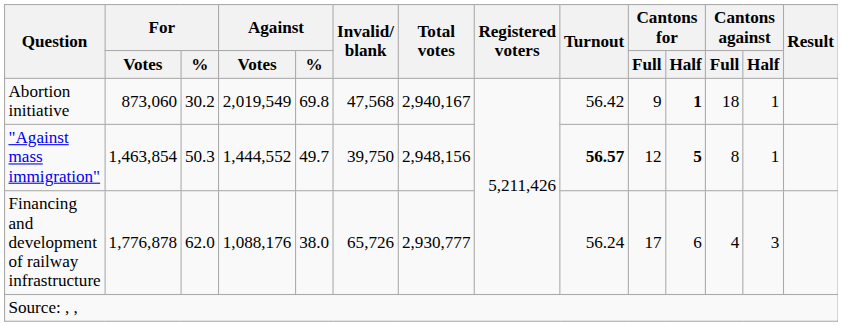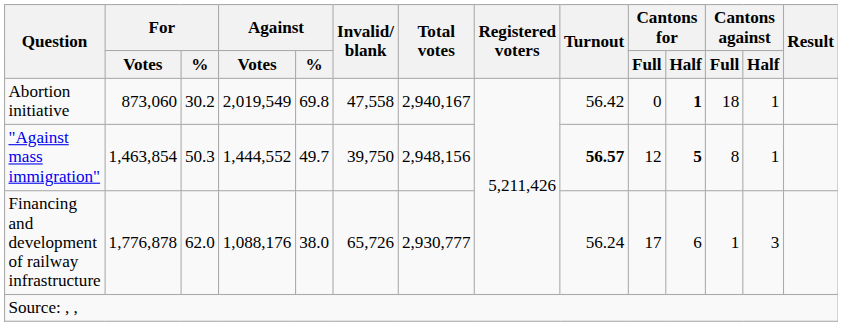(371, 101) 47,568 -> (371, 101) 47,558
(657, 101) 9 -> (657, 101) 0
(735, 242) 4 -> (735, 242) 1
